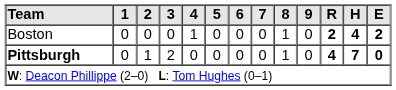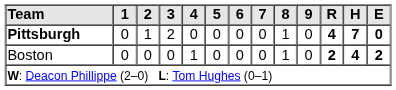rows swapped: (44, 55) <-> (30, 34)
